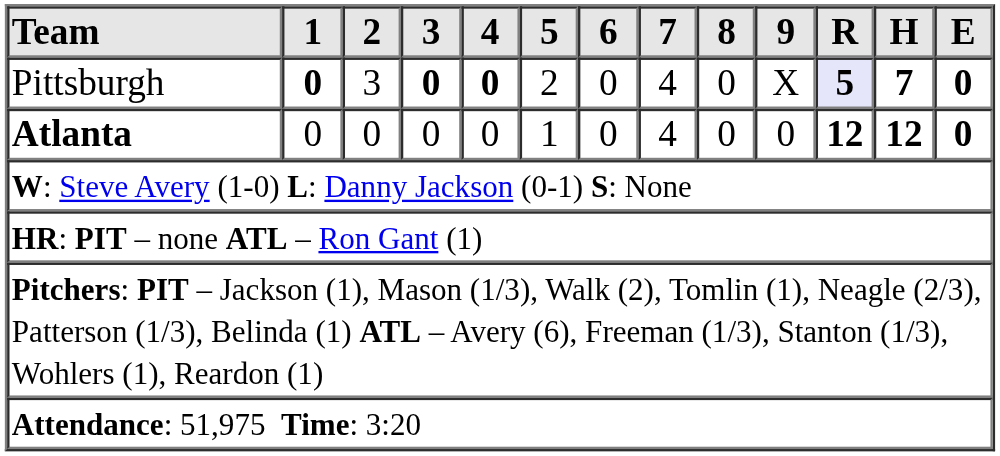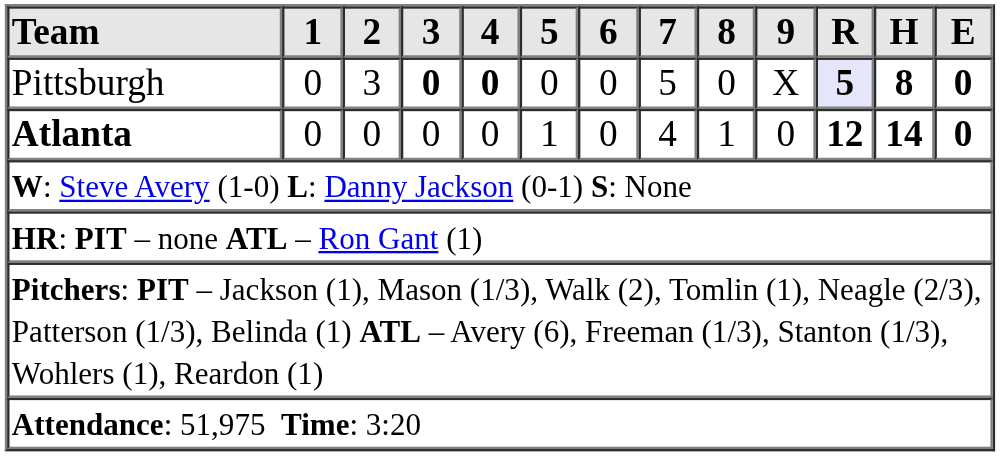(313, 82) bold -> (313, 82) normal
(549, 82) 2 -> (549, 82) 0
(667, 82) 4 -> (667, 82) 5
(904, 82) 7 -> (904, 82) 8
(727, 133) 0 -> (727, 133) 1
(904, 133) 12 -> (904, 133) 14
